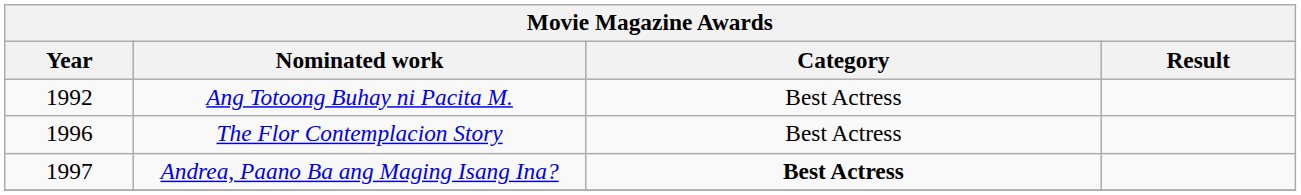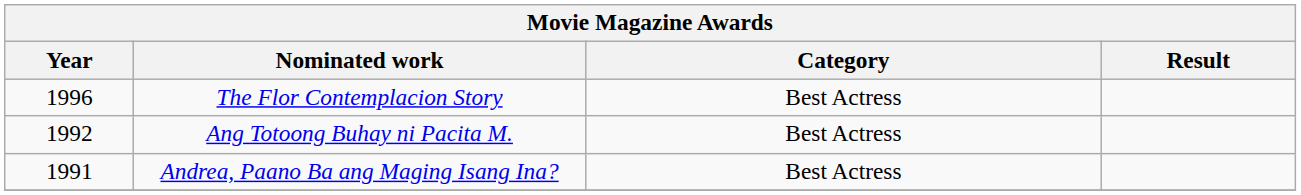rows swapped: (360, 134) <-> (360, 97)
(69, 171) 1997 -> (69, 171) 1991
(843, 171) bold -> (843, 171) normal
